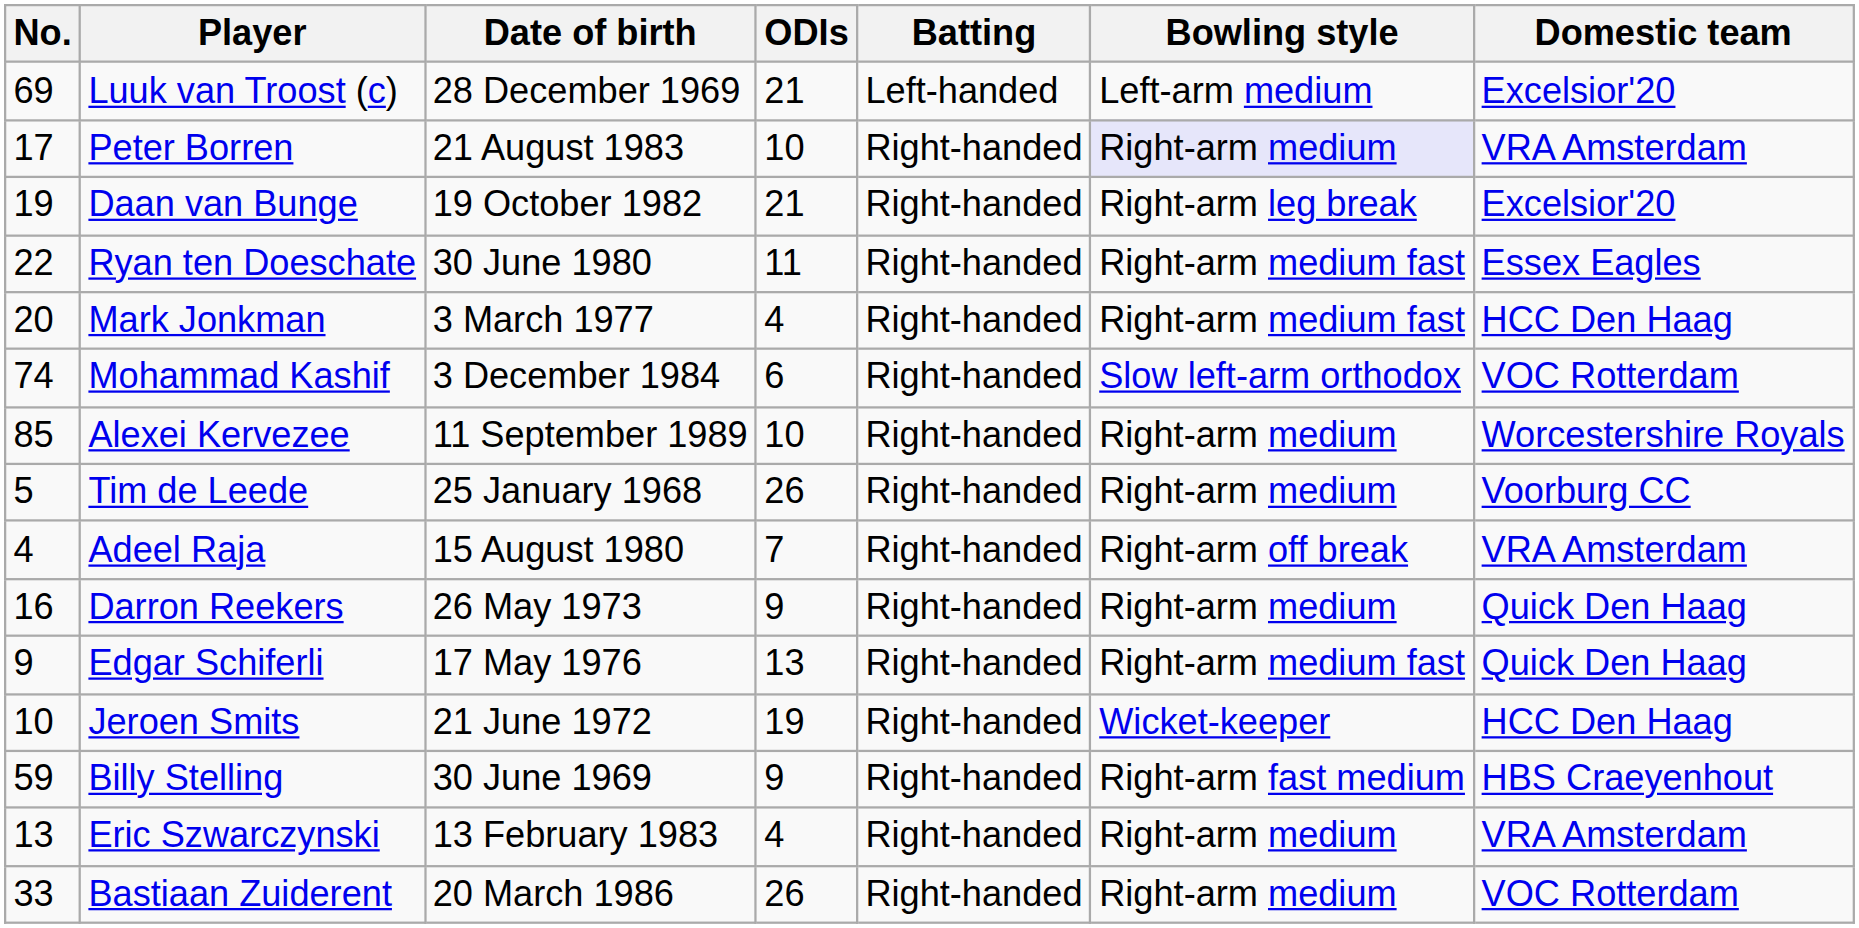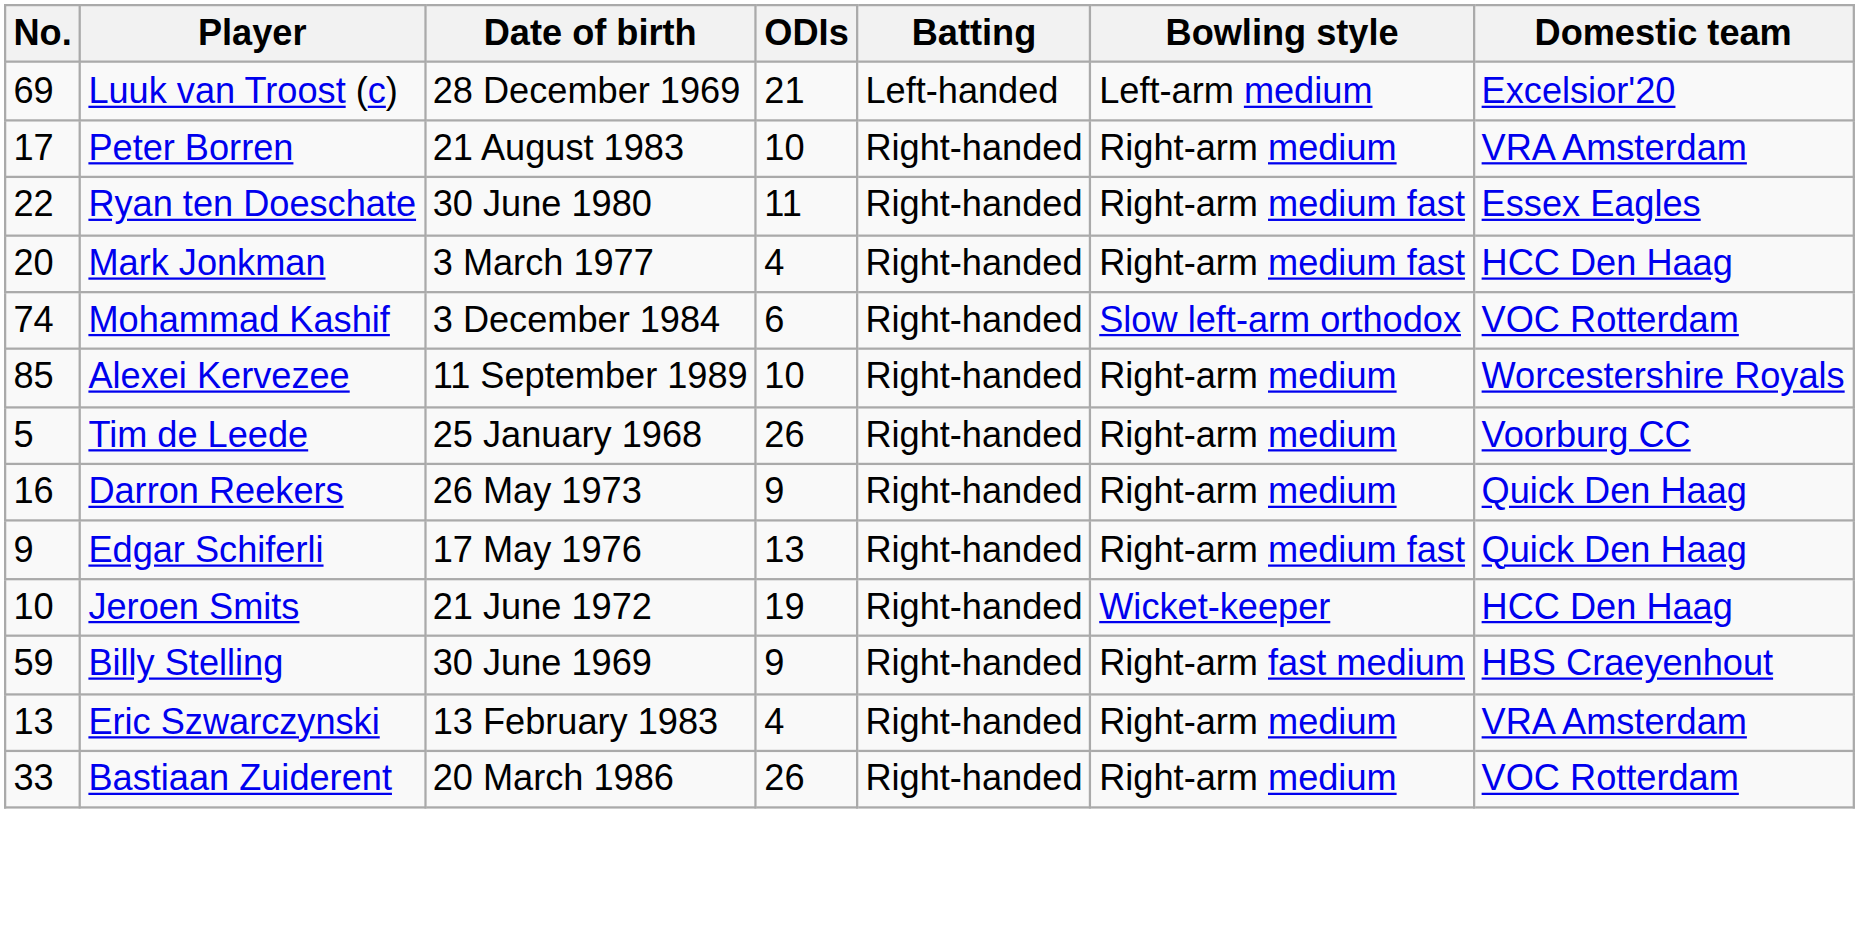(1248, 147) lavender background -> (1248, 147) no background
- row: (223, 205)
- row: (177, 549)
